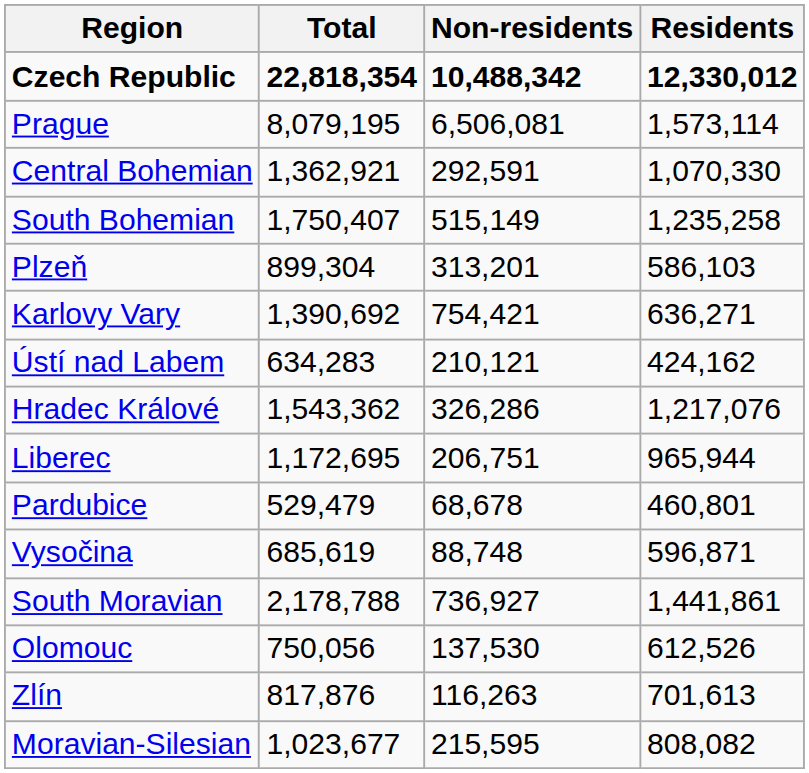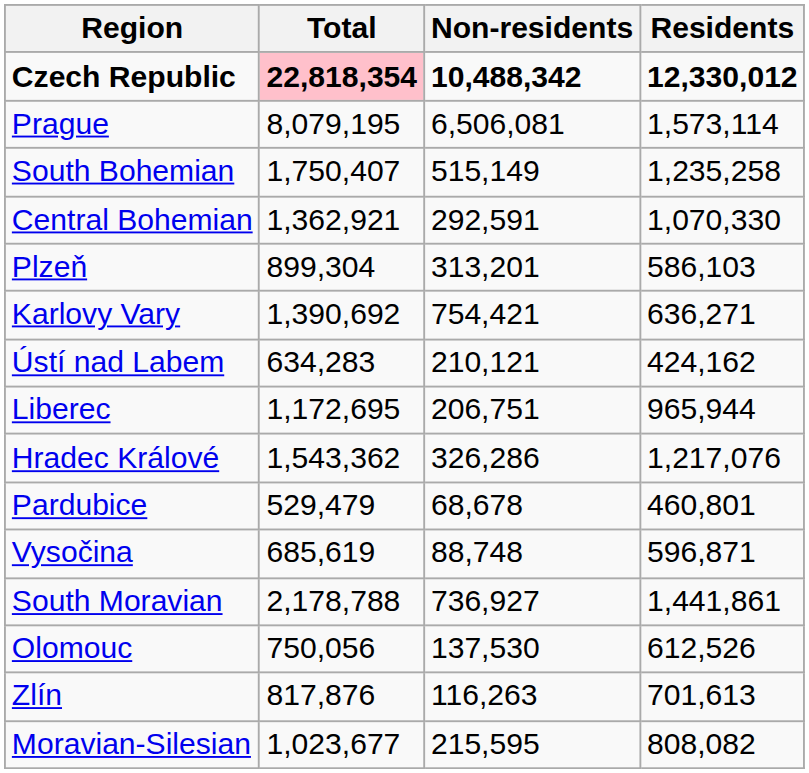(342, 76) no background -> (342, 76) pink background
rows swapped: (132, 171) <-> (123, 219)
rows swapped: (61, 457) <-> (116, 409)
